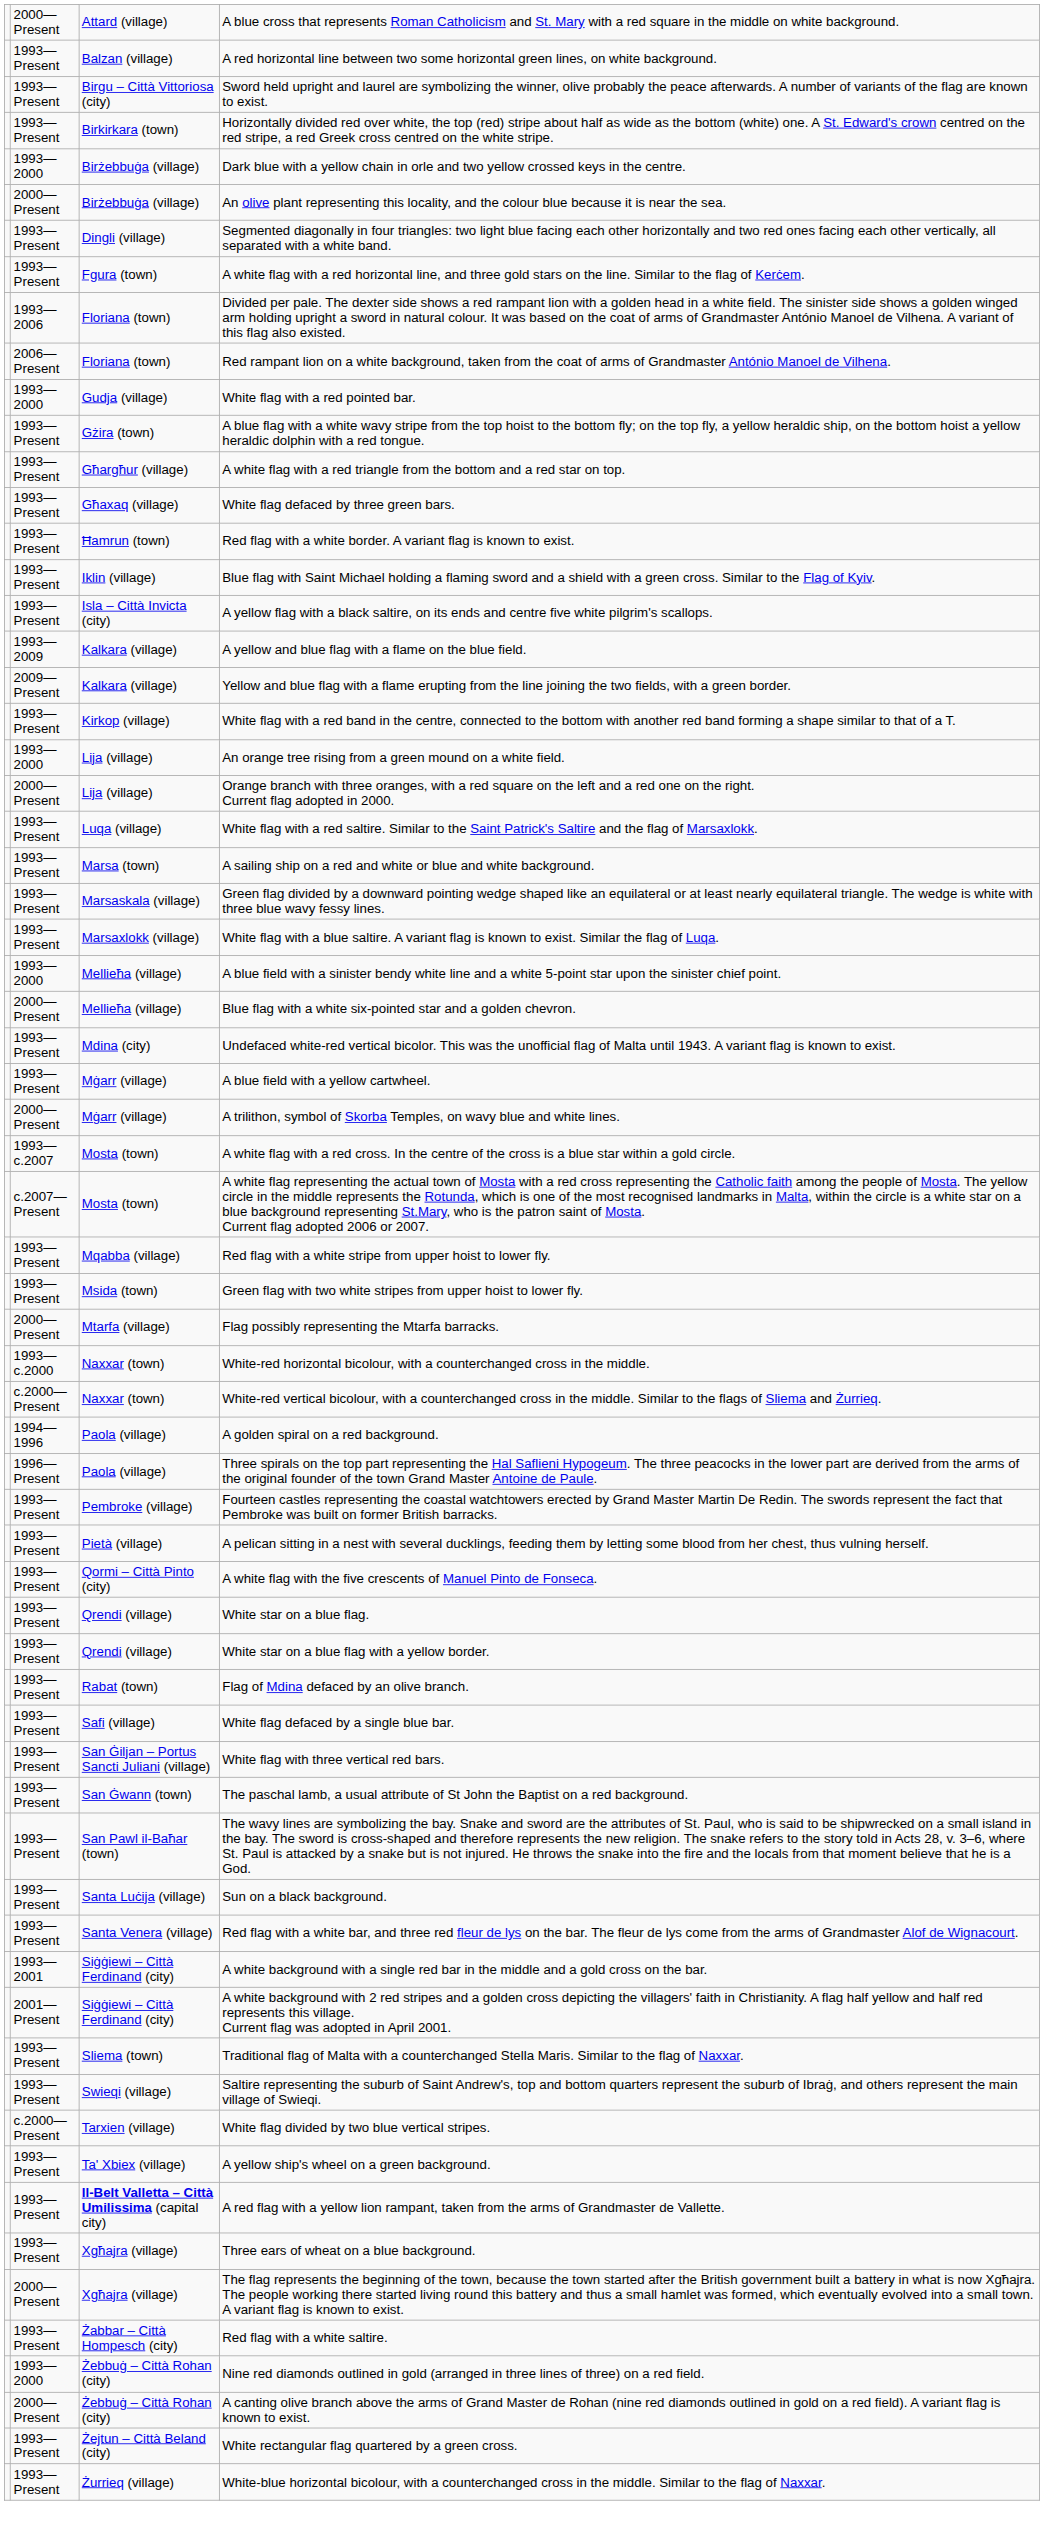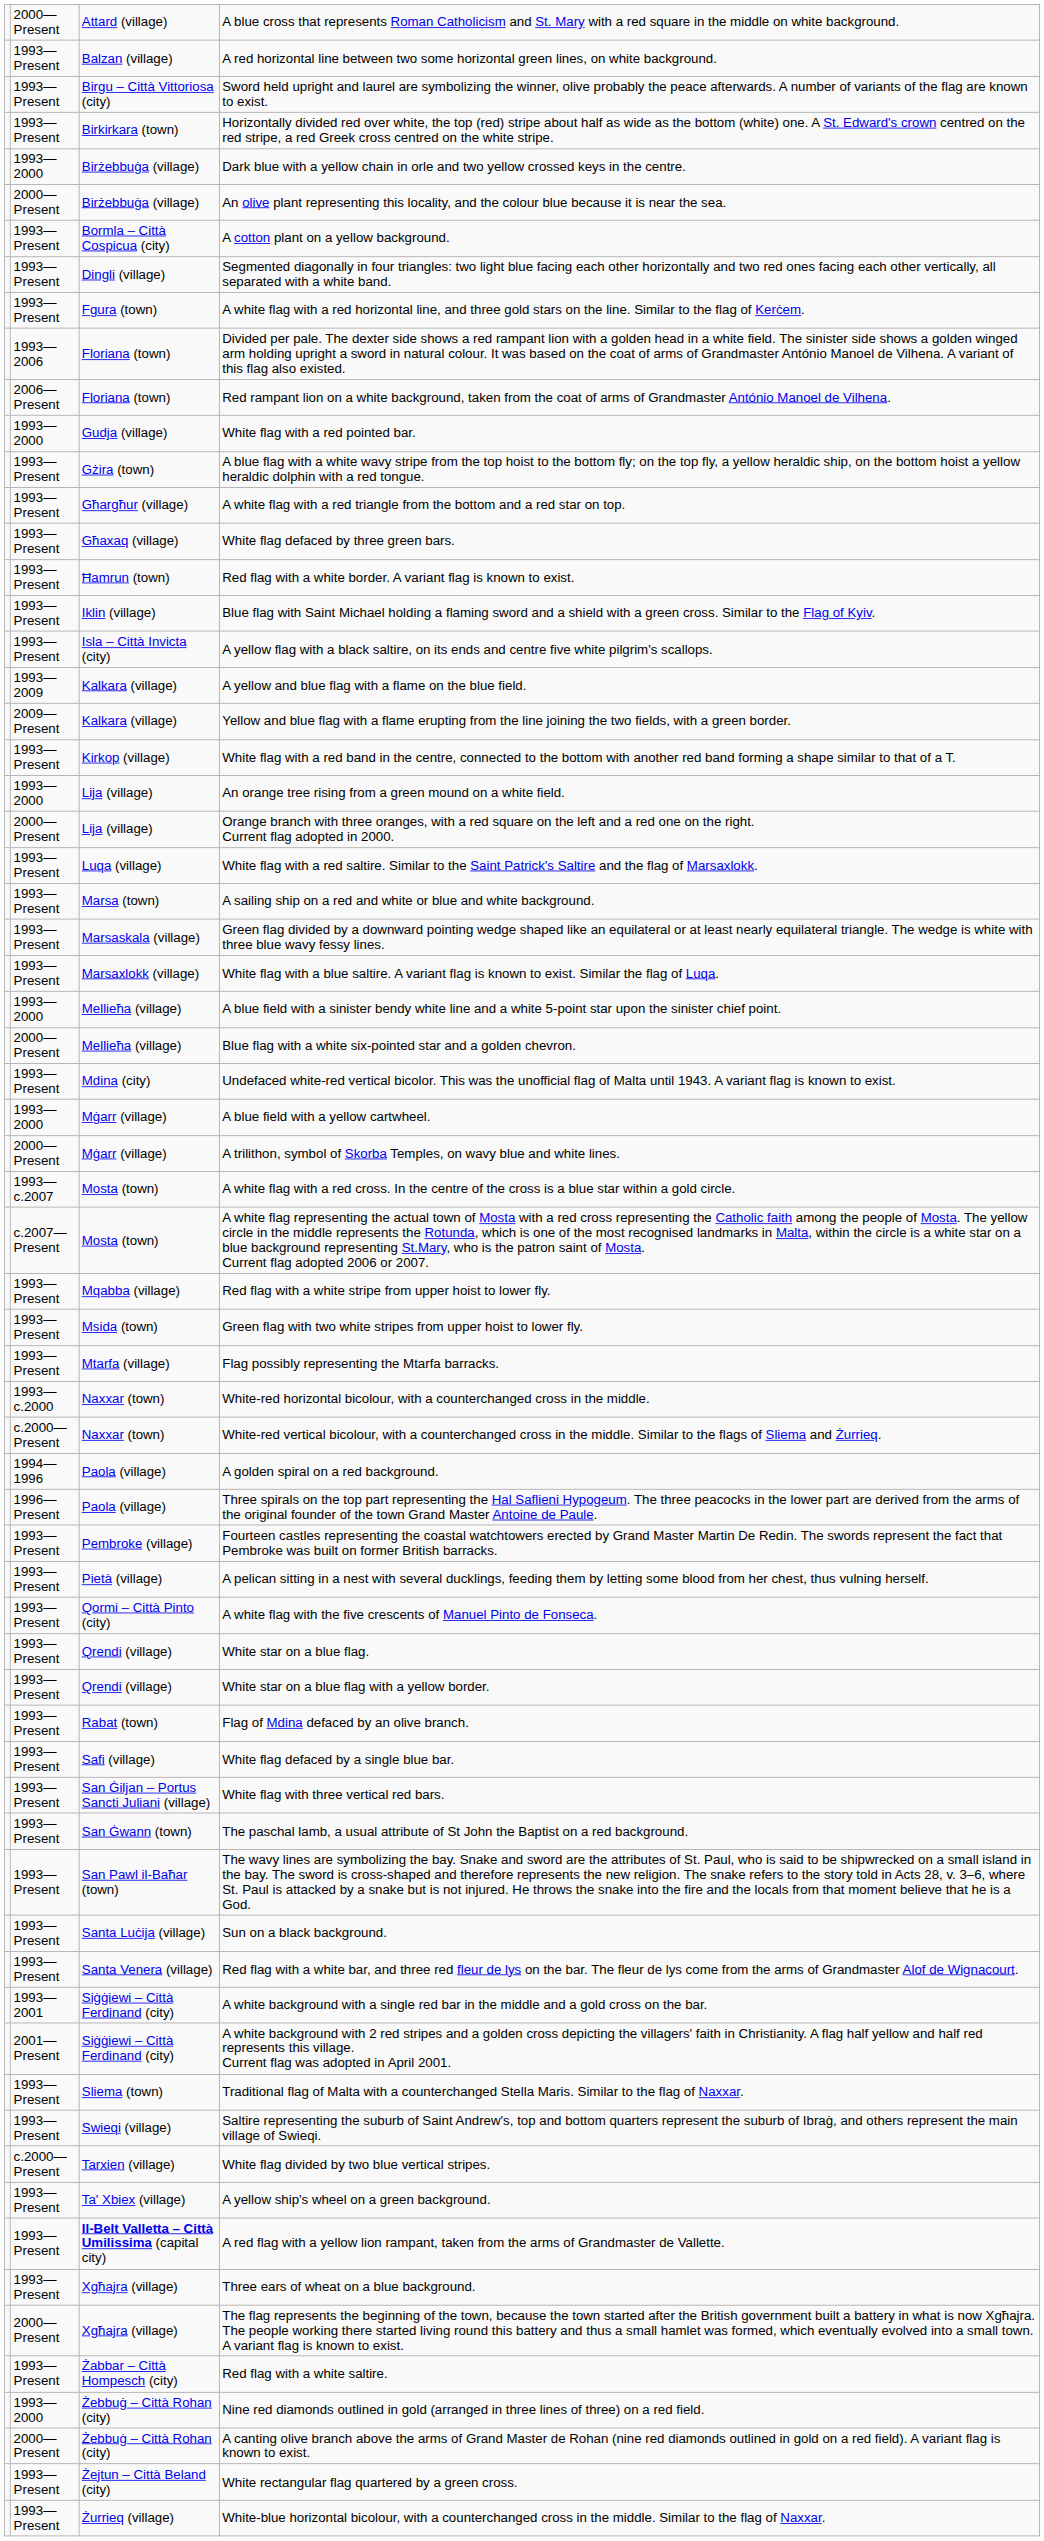+ row: (336, 238)
(36, 1081) 1993—Present -> (35, 1117) 1993—2000
(36, 1327) 2000—Present -> (36, 1363) 1993—Present
